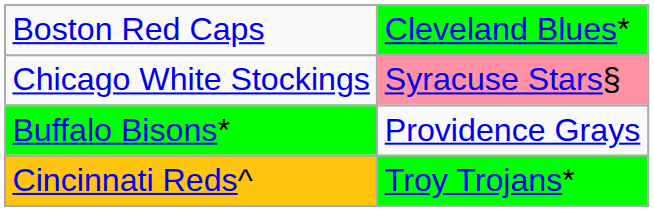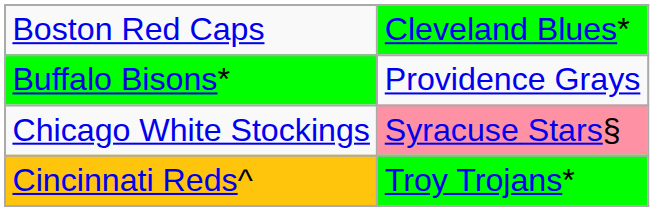rows swapped: (121, 130) <-> (191, 80)
